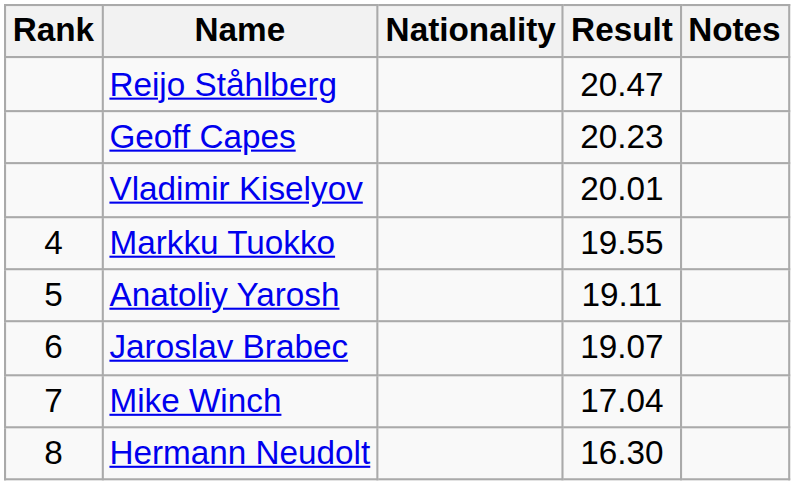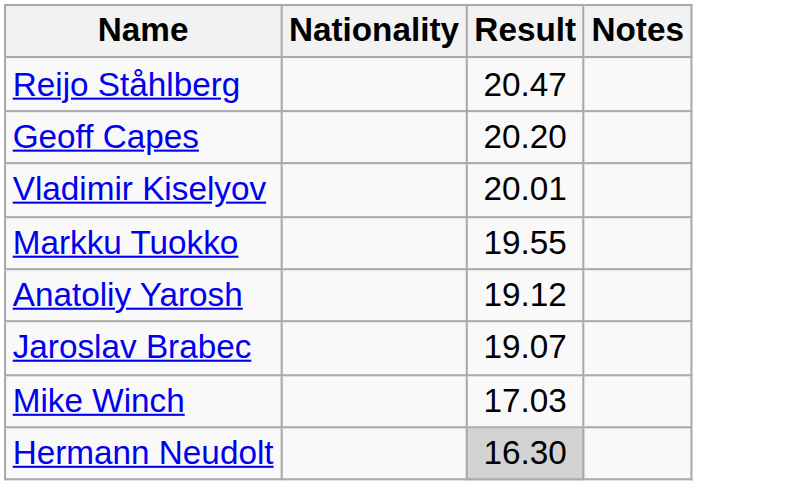- column: (53, 30)
(622, 136) 20.23 -> (525, 136) 20.20
(622, 294) 19.11 -> (525, 294) 19.12
(622, 400) 17.04 -> (525, 400) 17.03
(622, 453) no background -> (525, 453) lightgrey background
